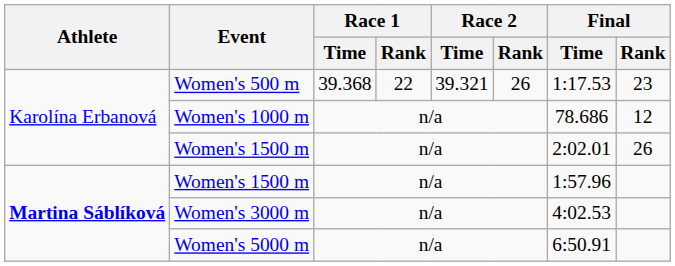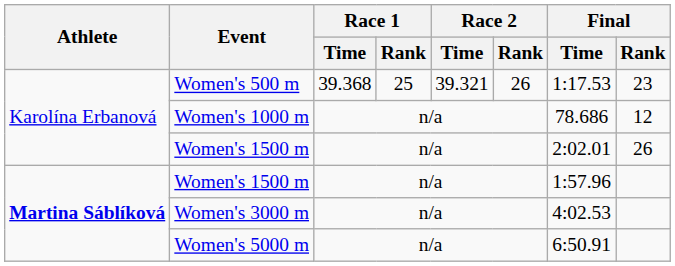(403, 85) 22 -> (403, 85) 25
